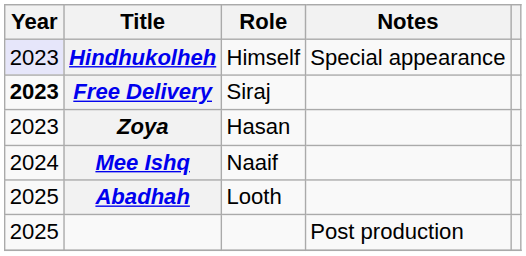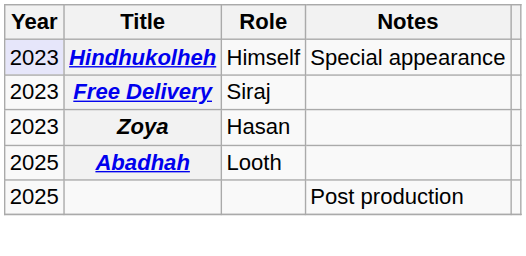(34, 92) bold -> (34, 92) normal
- row: (143, 162)
